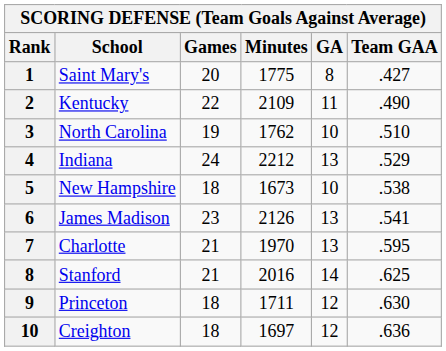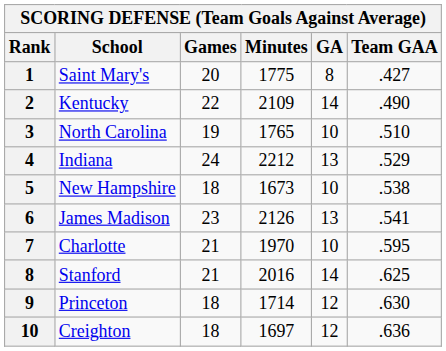(329, 103) 11 -> (329, 103) 14
(276, 132) 1762 -> (276, 132) 1765
(329, 246) 13 -> (329, 246) 10
(276, 302) 1711 -> (276, 302) 1714
